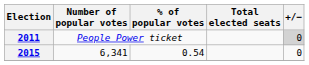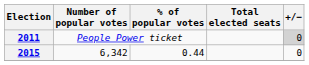(114, 53) 6,341 -> (114, 53) 6,342
(193, 53) 0.54 -> (193, 53) 0.44
